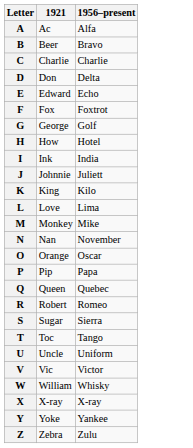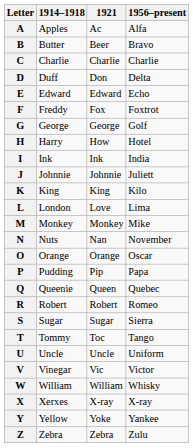+ column: (62, 12)
